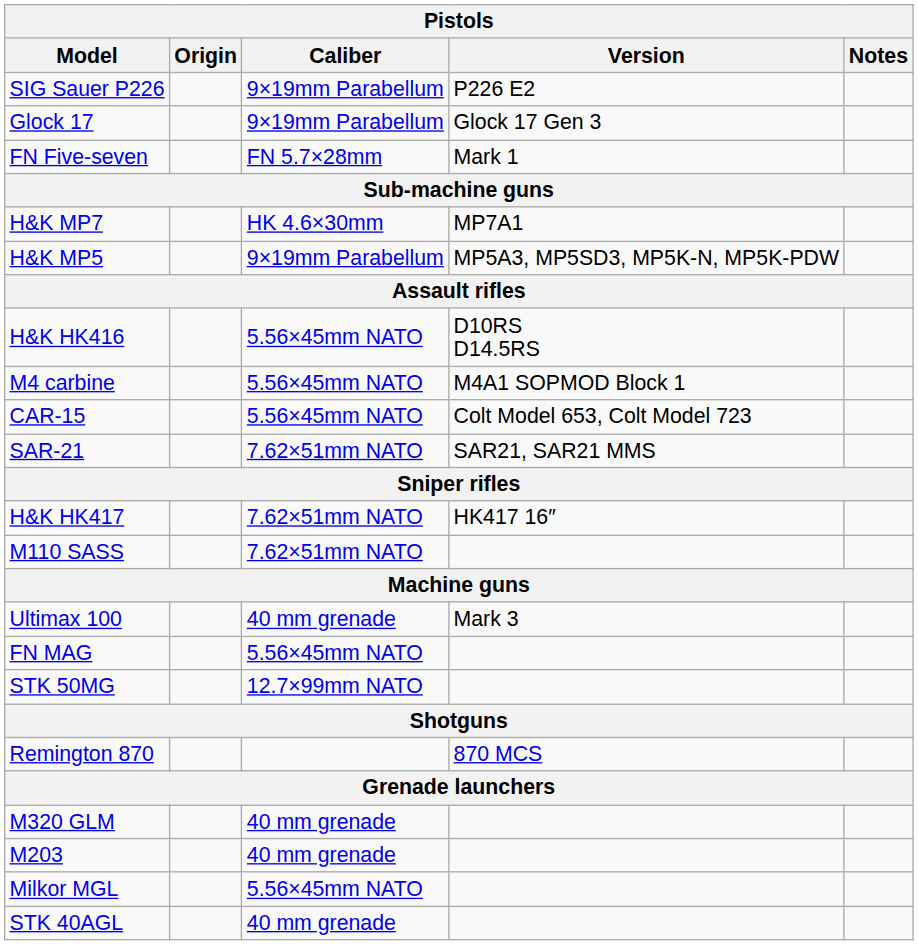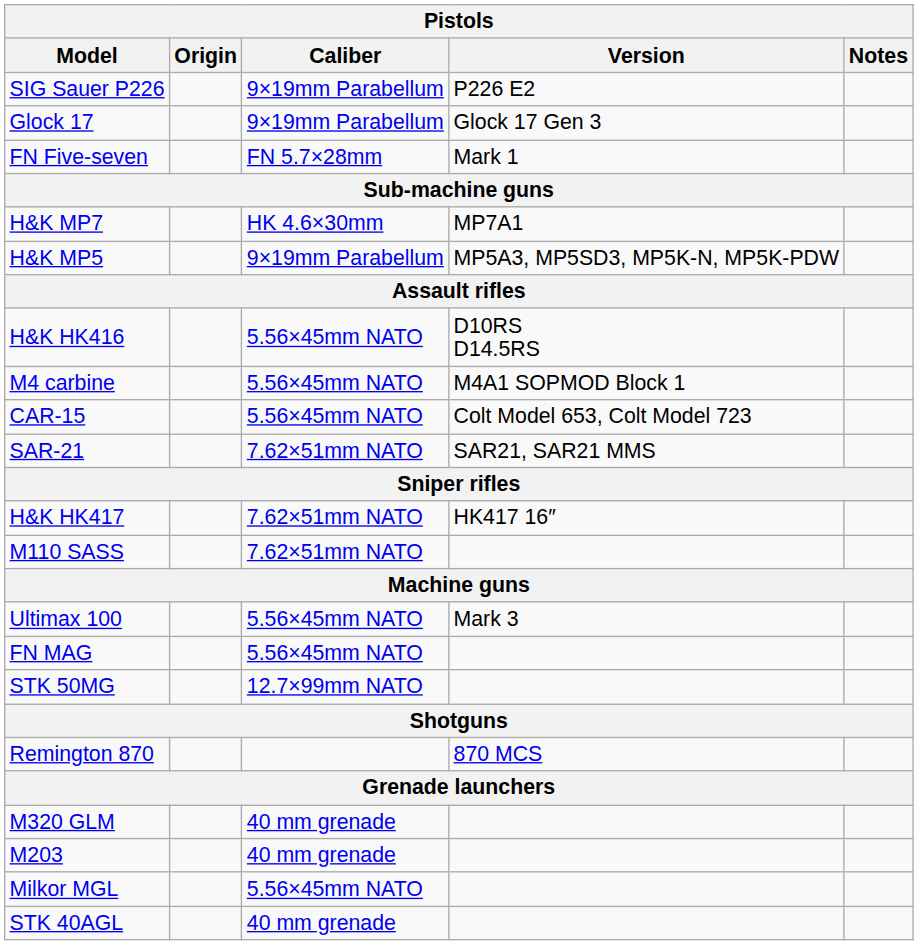(321, 619) 40 mm grenade -> (335, 619) 5.56×45mm NATO
